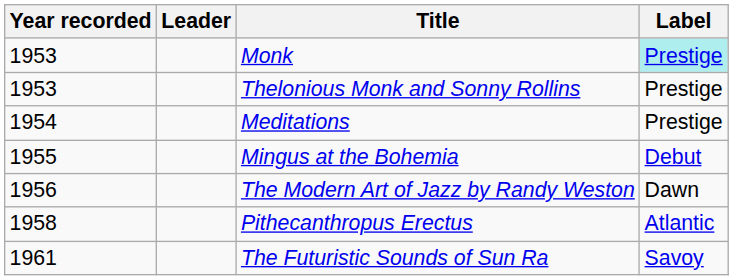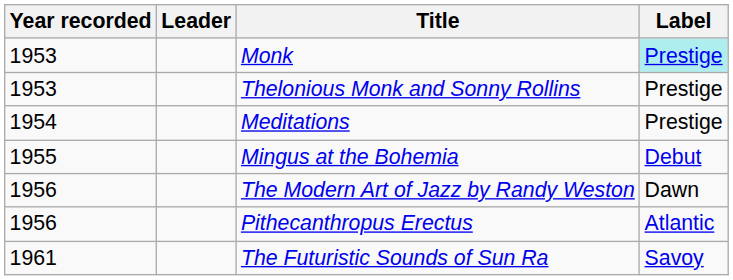(33, 223) 1958 -> (33, 223) 1956
